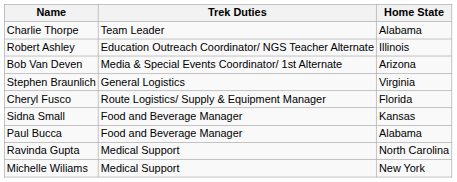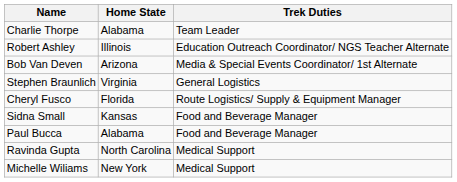columns swapped: (237, 13) <-> (414, 13)
